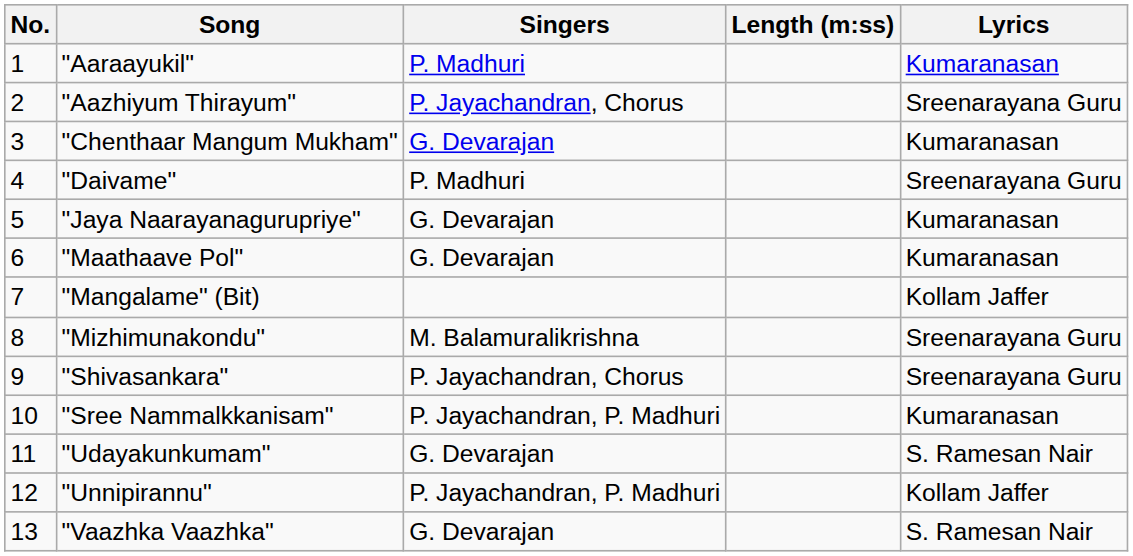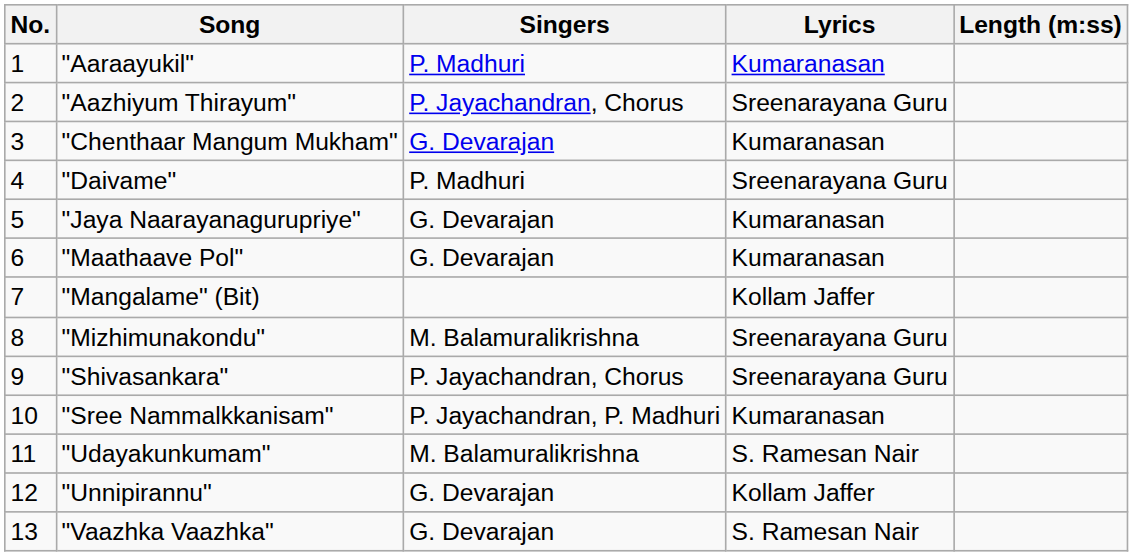columns swapped: (1014, 24) <-> (813, 24)
(482, 453) G. Devarajan -> (524, 453) M. Balamuralikrishna
(565, 492) P. Jayachandran, P. Madhuri -> (482, 492) G. Devarajan
